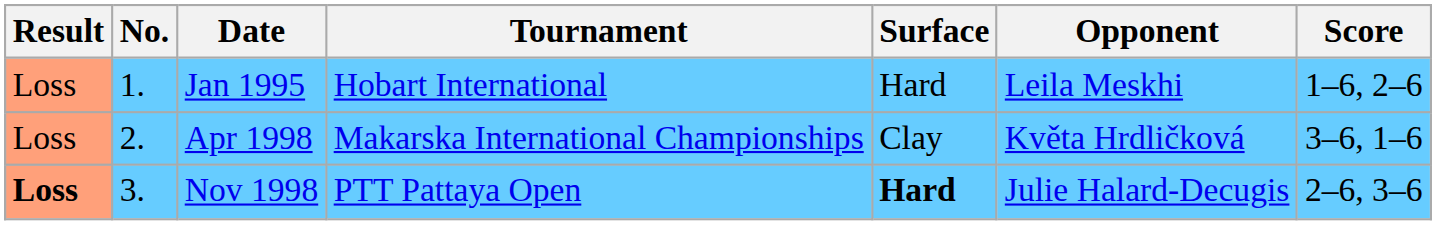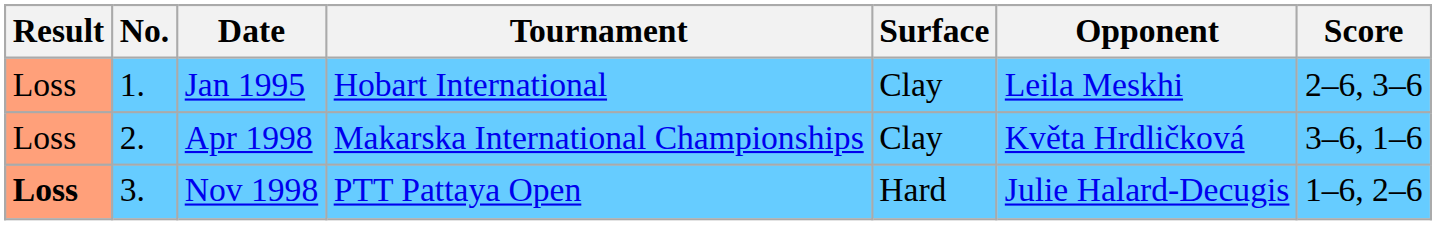(913, 84) Hard -> (911, 84) Clay
(1364, 84) 1–6, 2–6 -> (1364, 84) 2–6, 3–6
(917, 191) bold -> (913, 191) normal
(1364, 191) 2–6, 3–6 -> (1364, 191) 1–6, 2–6
